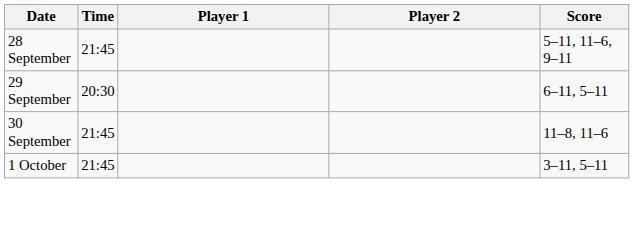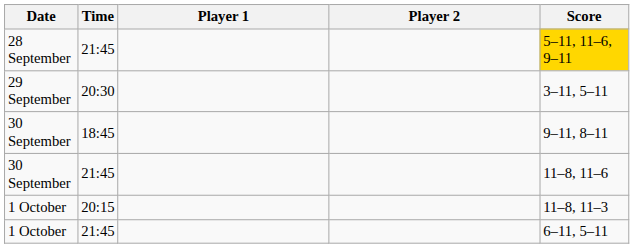(578, 49) no background -> (578, 49) gold background
(576, 91) 6–11, 5–11 -> (576, 91) 3–11, 5–11
+ row: (39, 133)
+ row: (37, 207)
(576, 165) 3–11, 5–11 -> (576, 231) 6–11, 5–11
